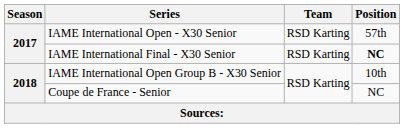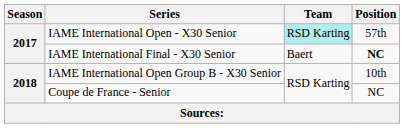(318, 33) no background -> (318, 33) paleturquoise background
(318, 53) RSD Karting -> (300, 53) Baert
